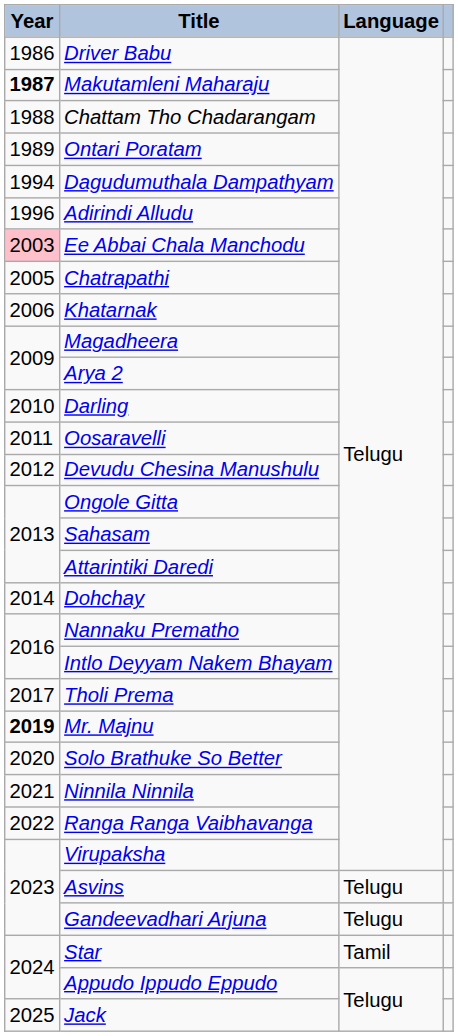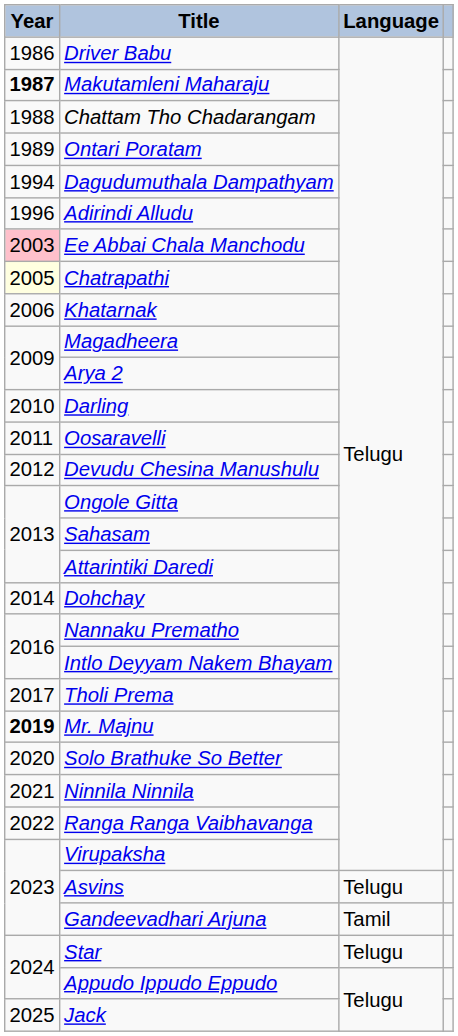(32, 278) no background -> (32, 278) lightyellow background
(373, 919) Telugu -> (367, 919) Tamil
(367, 951) Tamil -> (373, 951) Telugu
